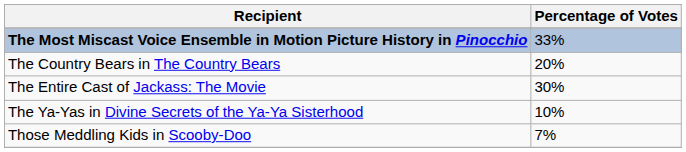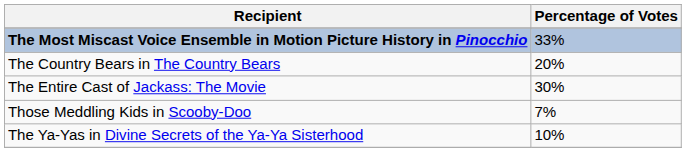rows swapped: (130, 135) <-> (186, 111)
